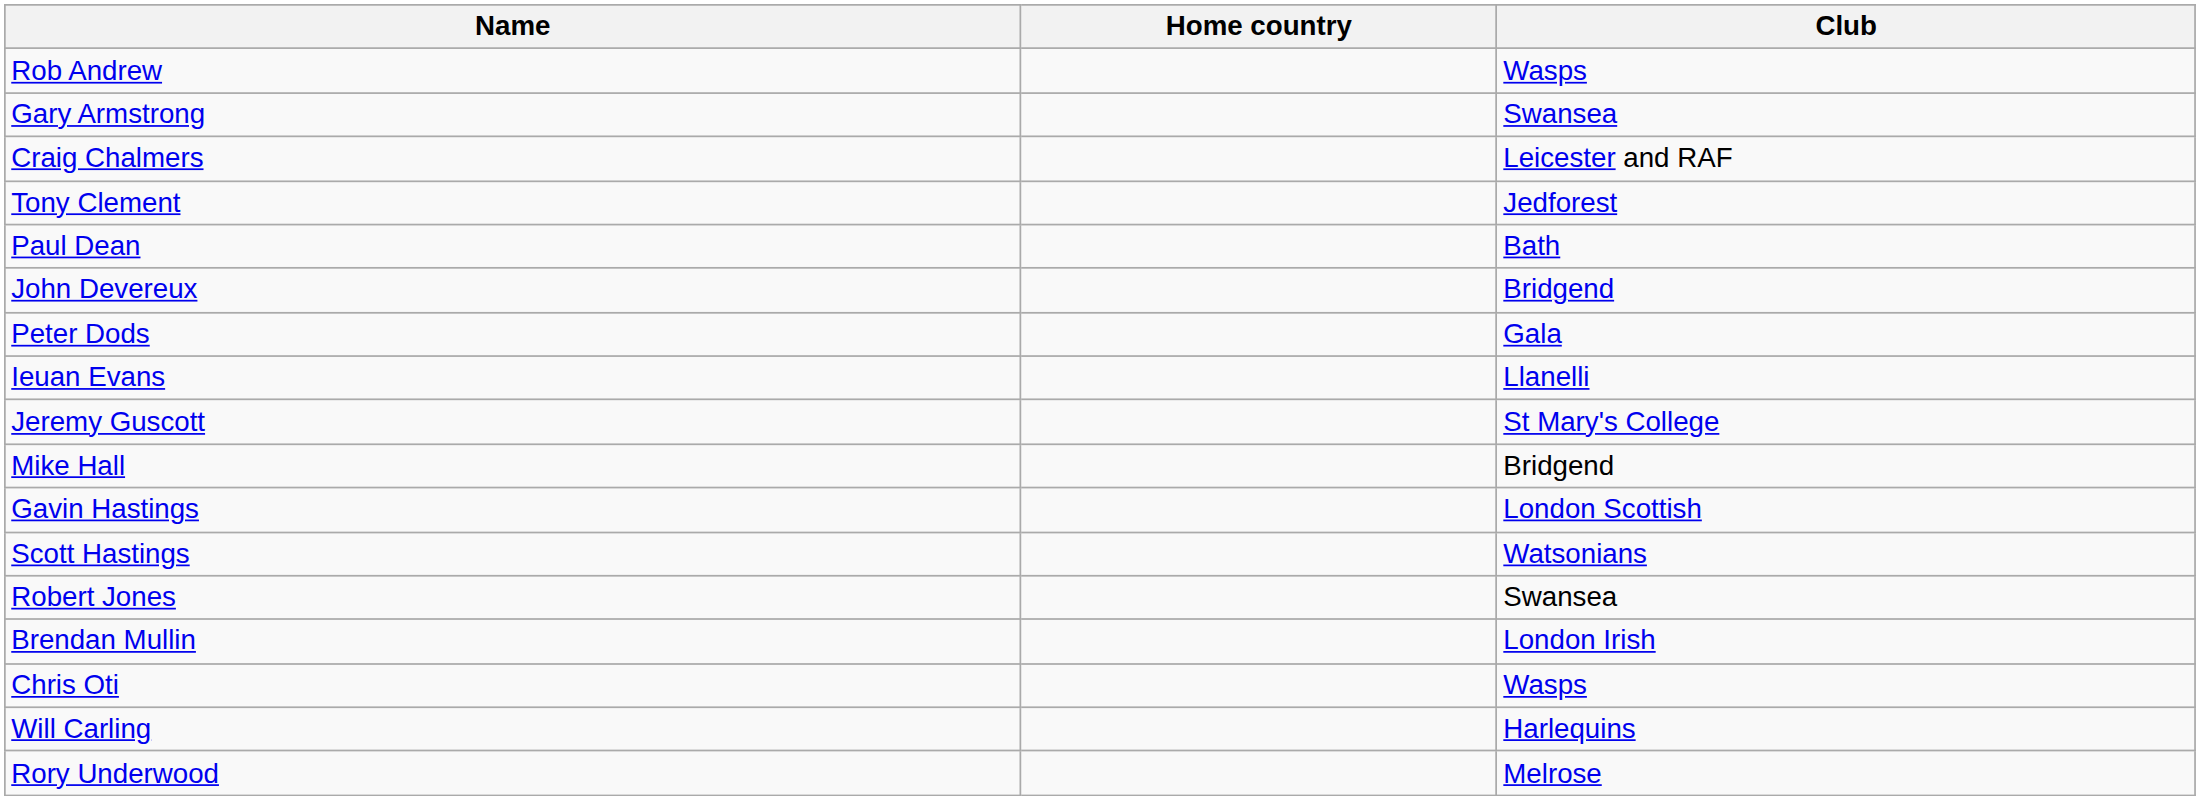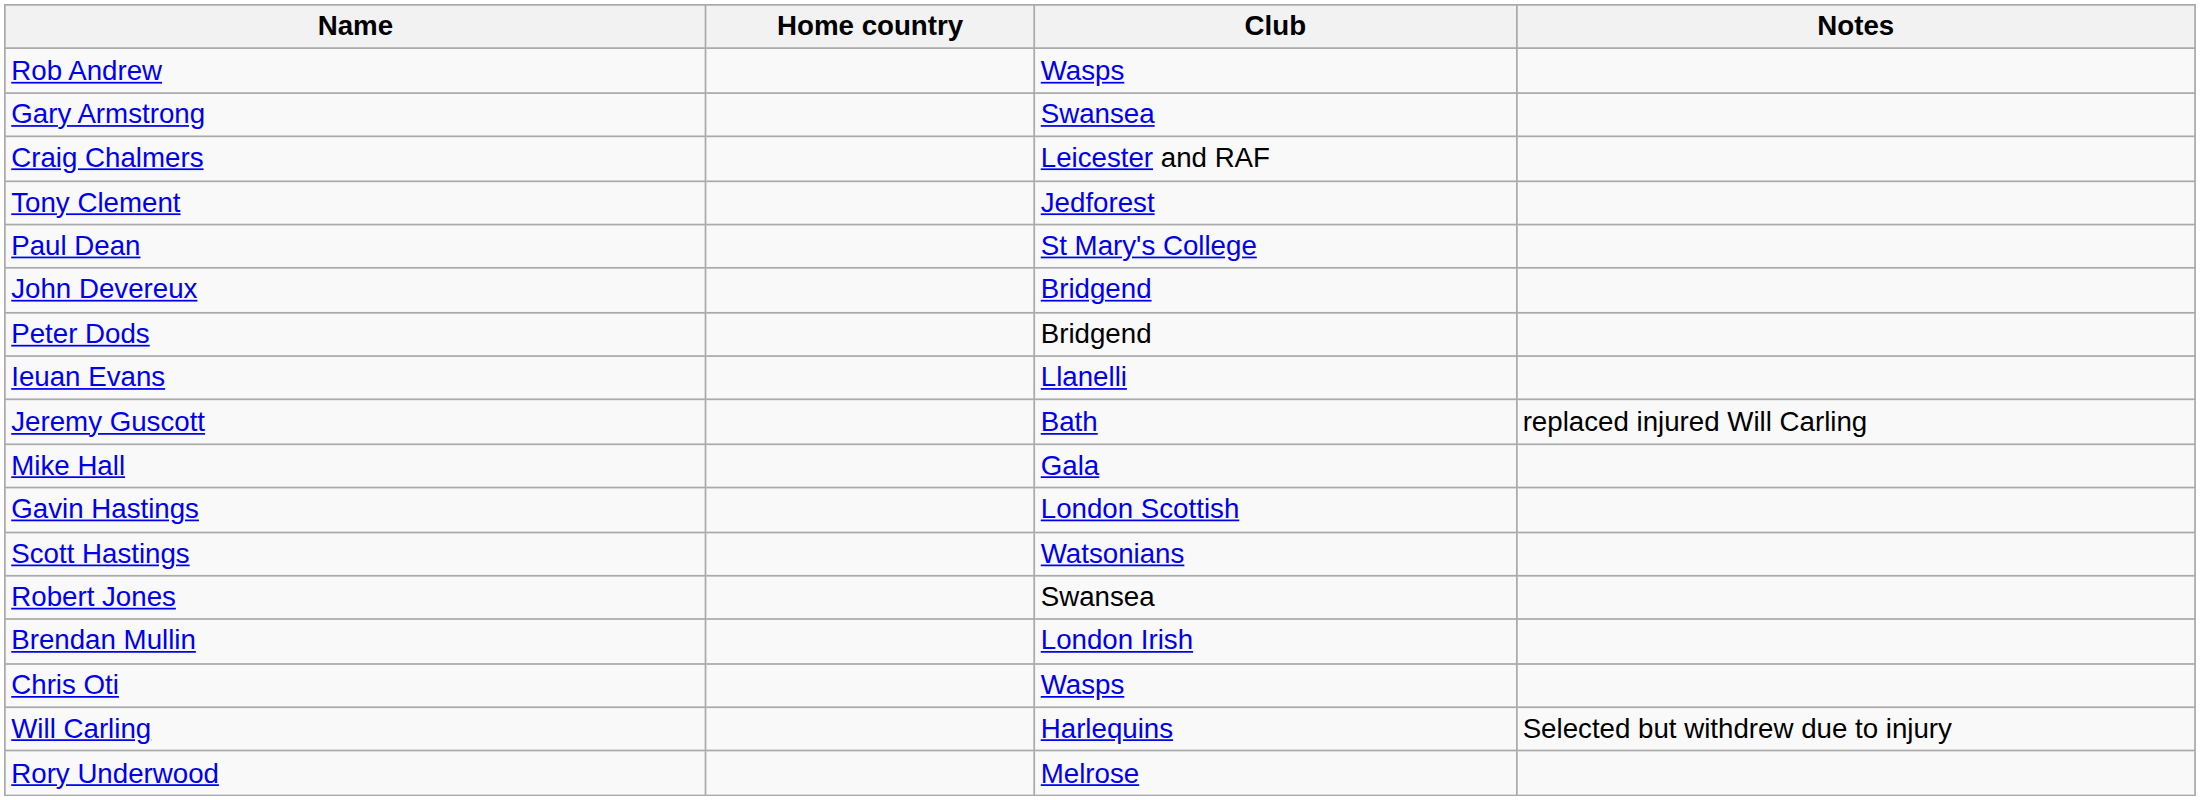+ column: (1856, 26)
(1532, 245) Bath -> (1149, 245) St Mary's College
(1533, 333) Gala -> (1096, 333) Bridgend
(1611, 421) St Mary's College -> (1069, 421) Bath
(1559, 465) Bridgend -> (1070, 465) Gala
